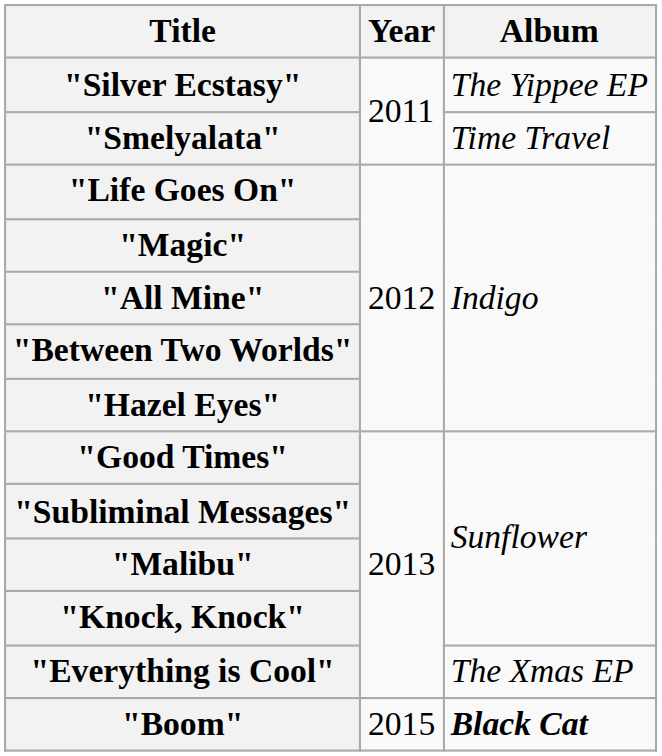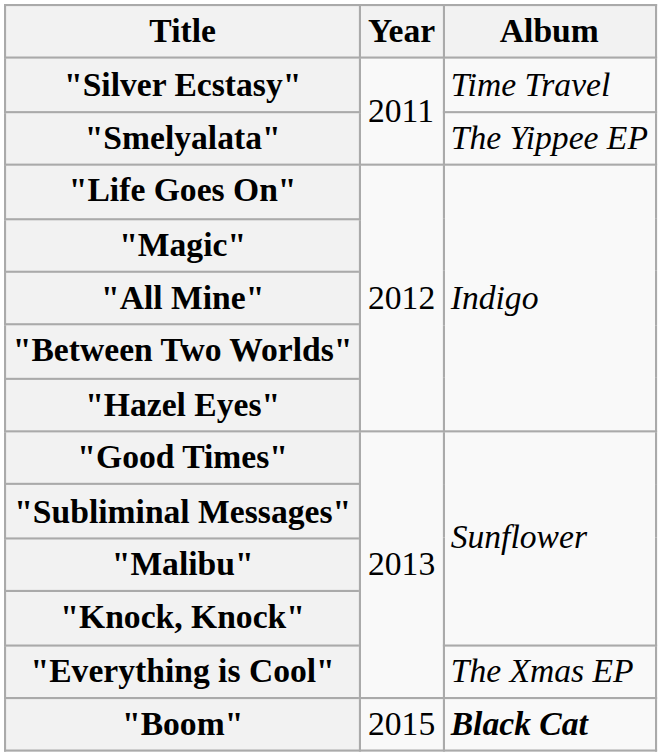(549, 84) The Yippee EP -> (531, 84) Time Travel
(531, 137) Time Travel -> (549, 137) The Yippee EP
